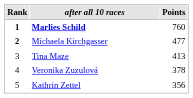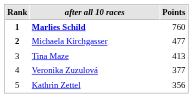(179, 70) 378 -> (179, 70) 377
